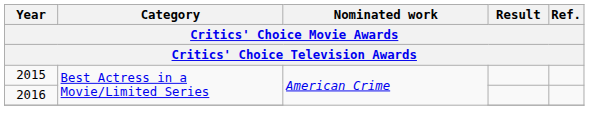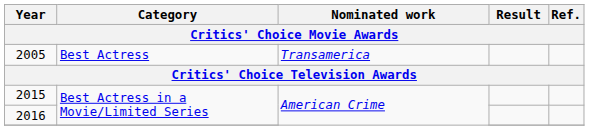+ row: (31, 55)
